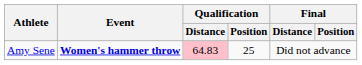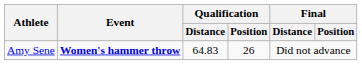(205, 50) pink background -> (205, 50) no background
(249, 50) 25 -> (249, 50) 26
